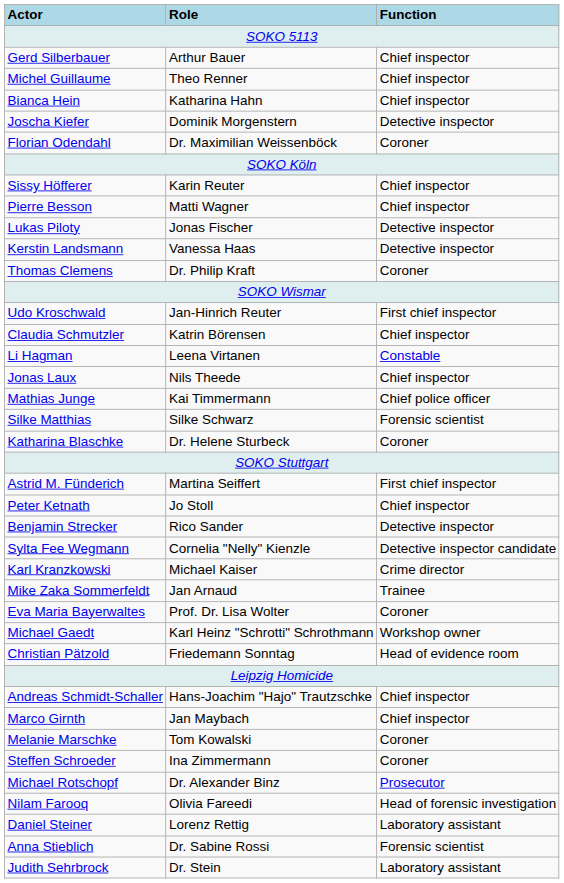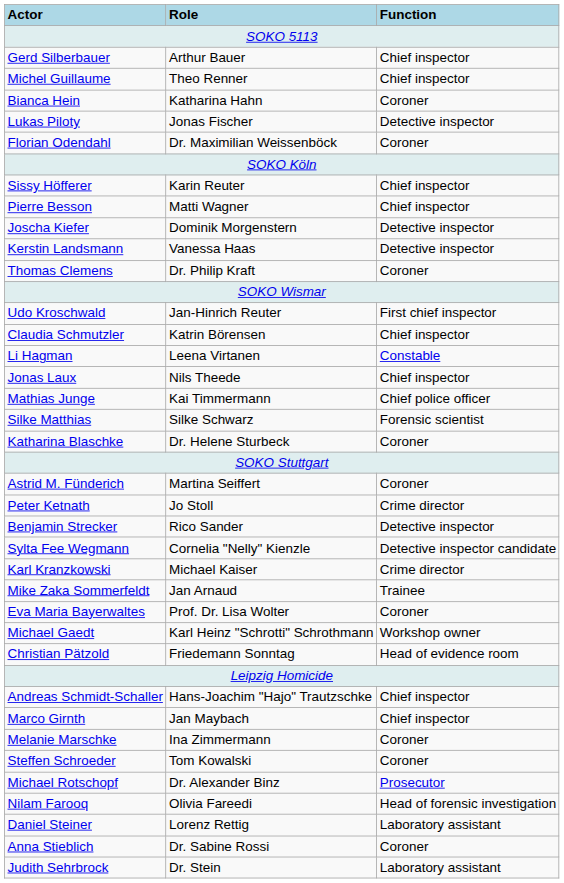(425, 100) Chief inspector -> (404, 100) Coroner
rows swapped: (48, 121) <-> (44, 228)
(438, 484) First chief inspector -> (404, 484) Coroner
(425, 505) Chief inspector -> (422, 505) Crime director
(210, 739) Tom Kowalski -> (220, 739) Ina Zimmermann
(220, 761) Ina Zimmermann -> (210, 761) Tom Kowalski
(432, 846) Forensic scientist -> (404, 846) Coroner
